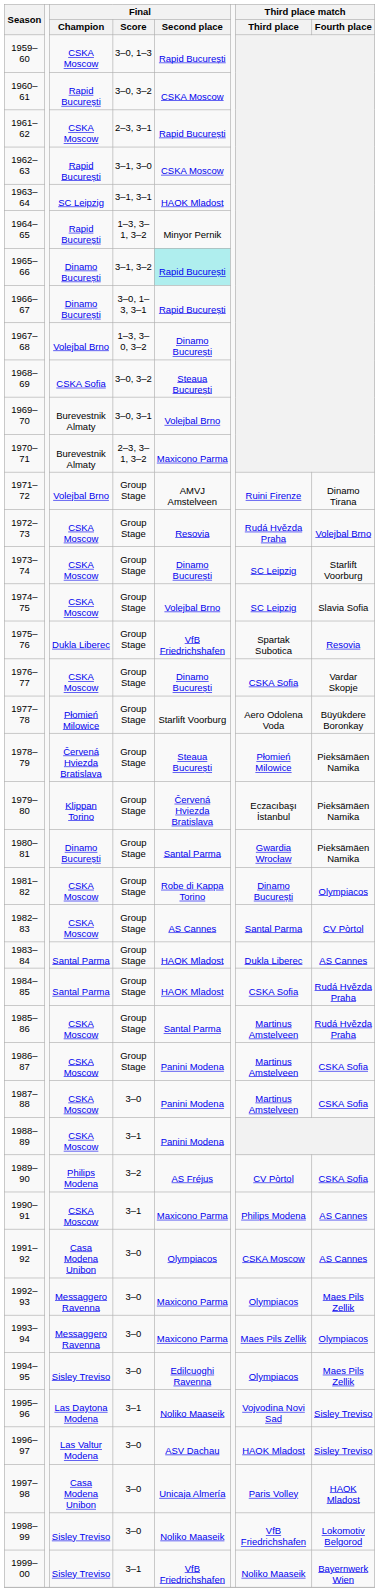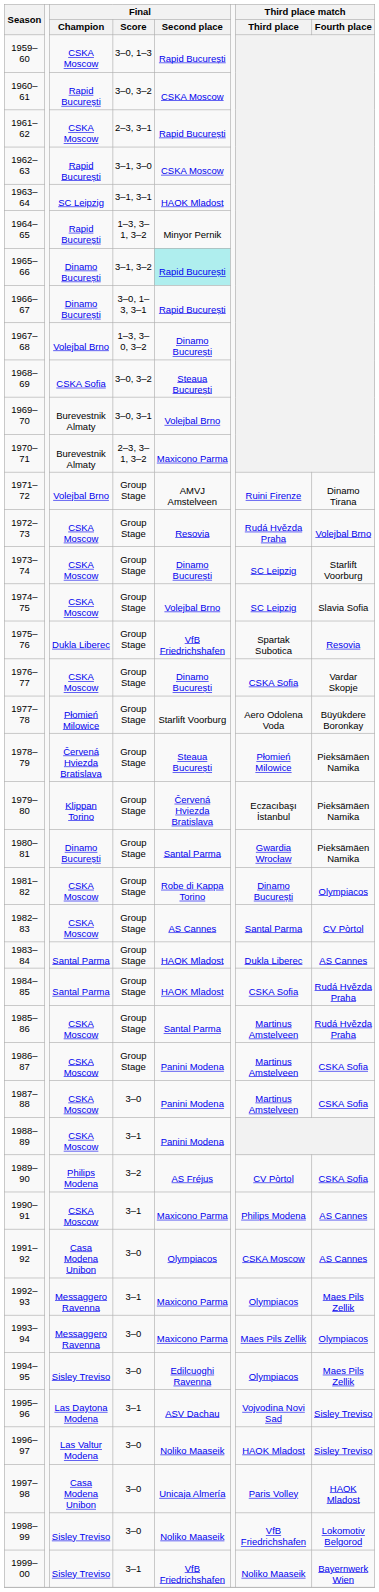(133, 1296) 3–0 -> (133, 1296) 3–1
(192, 1413) Noliko Maaseik -> (192, 1413) ASV Dachau
(192, 1450) ASV Dachau -> (192, 1450) Noliko Maaseik
